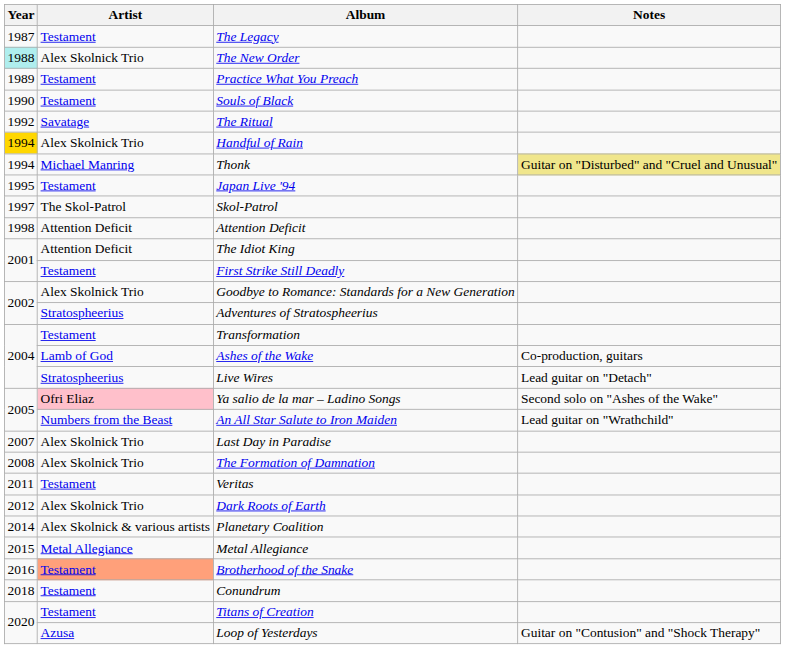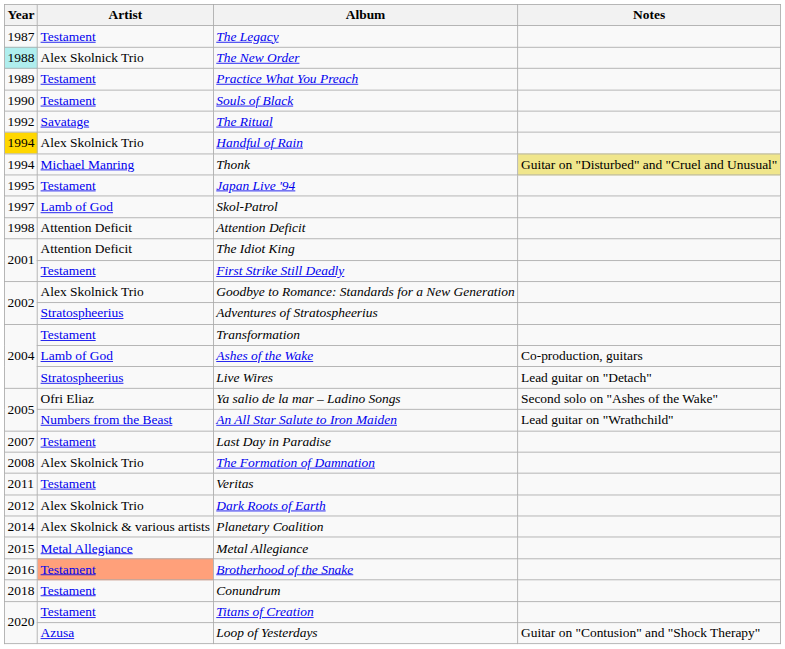(83, 206) The Skol-Patrol -> (77, 206) Lamb of God
(67, 398) pink background -> (67, 398) no background
(92, 441) Alex Skolnick Trio -> (68, 441) Testament
